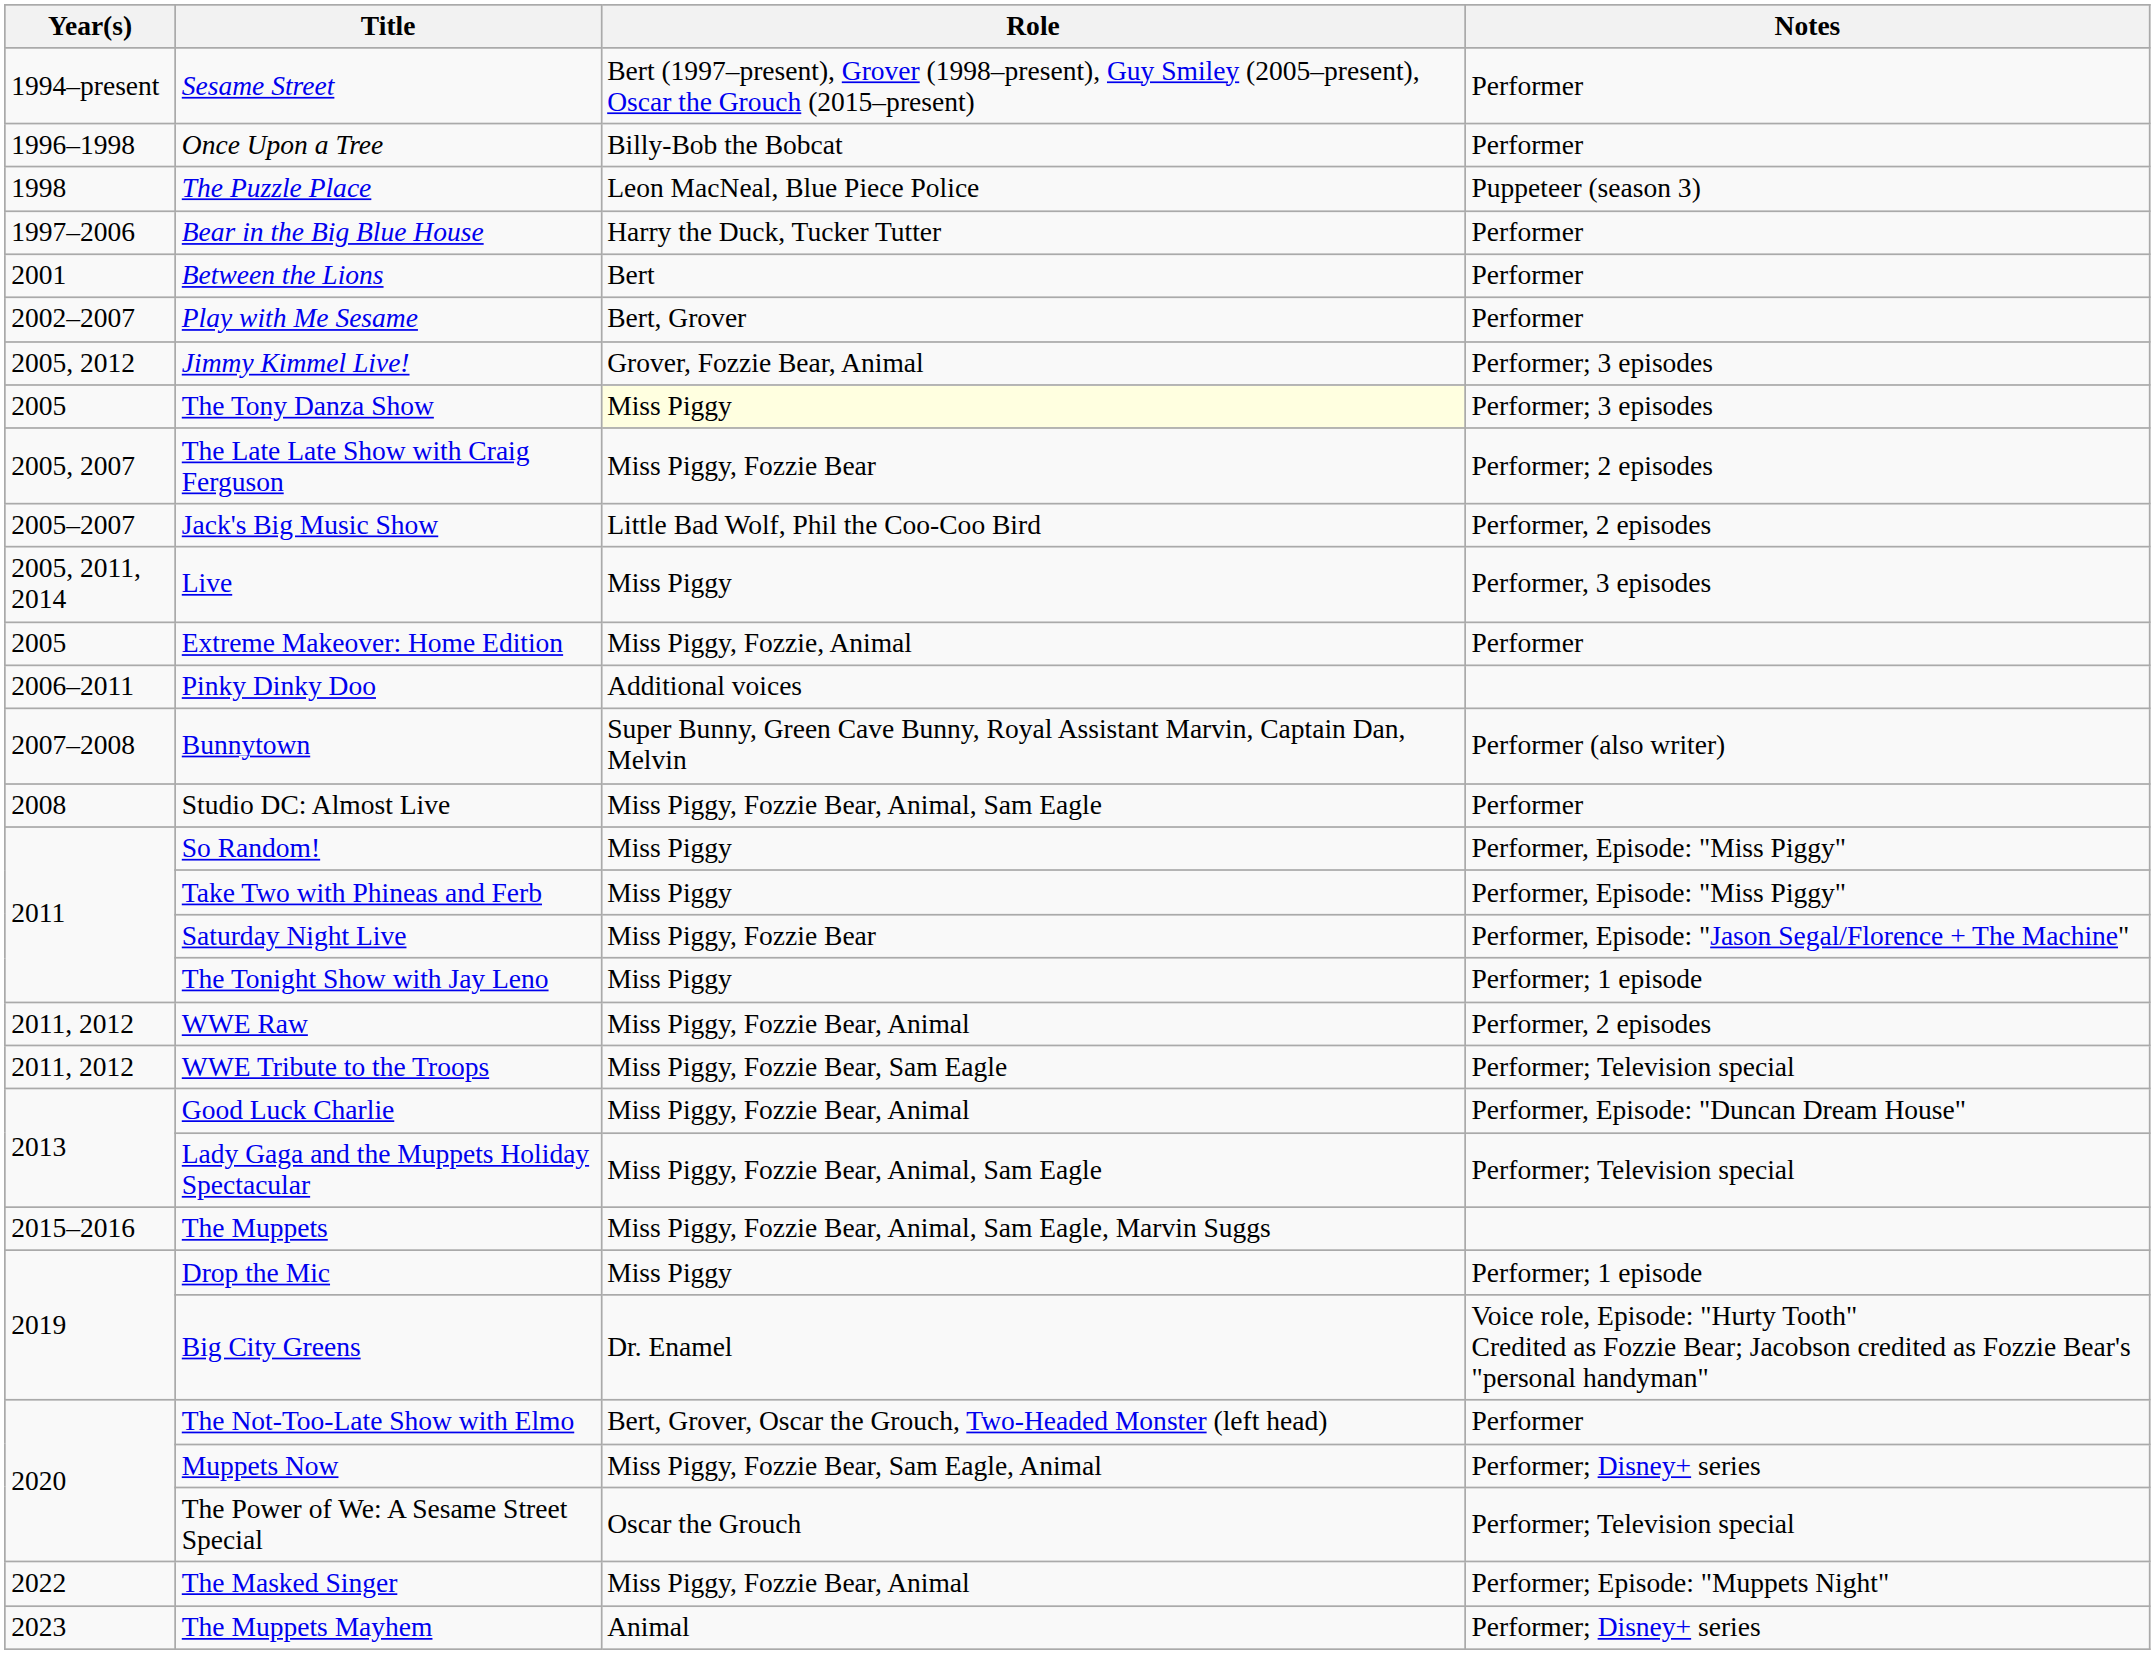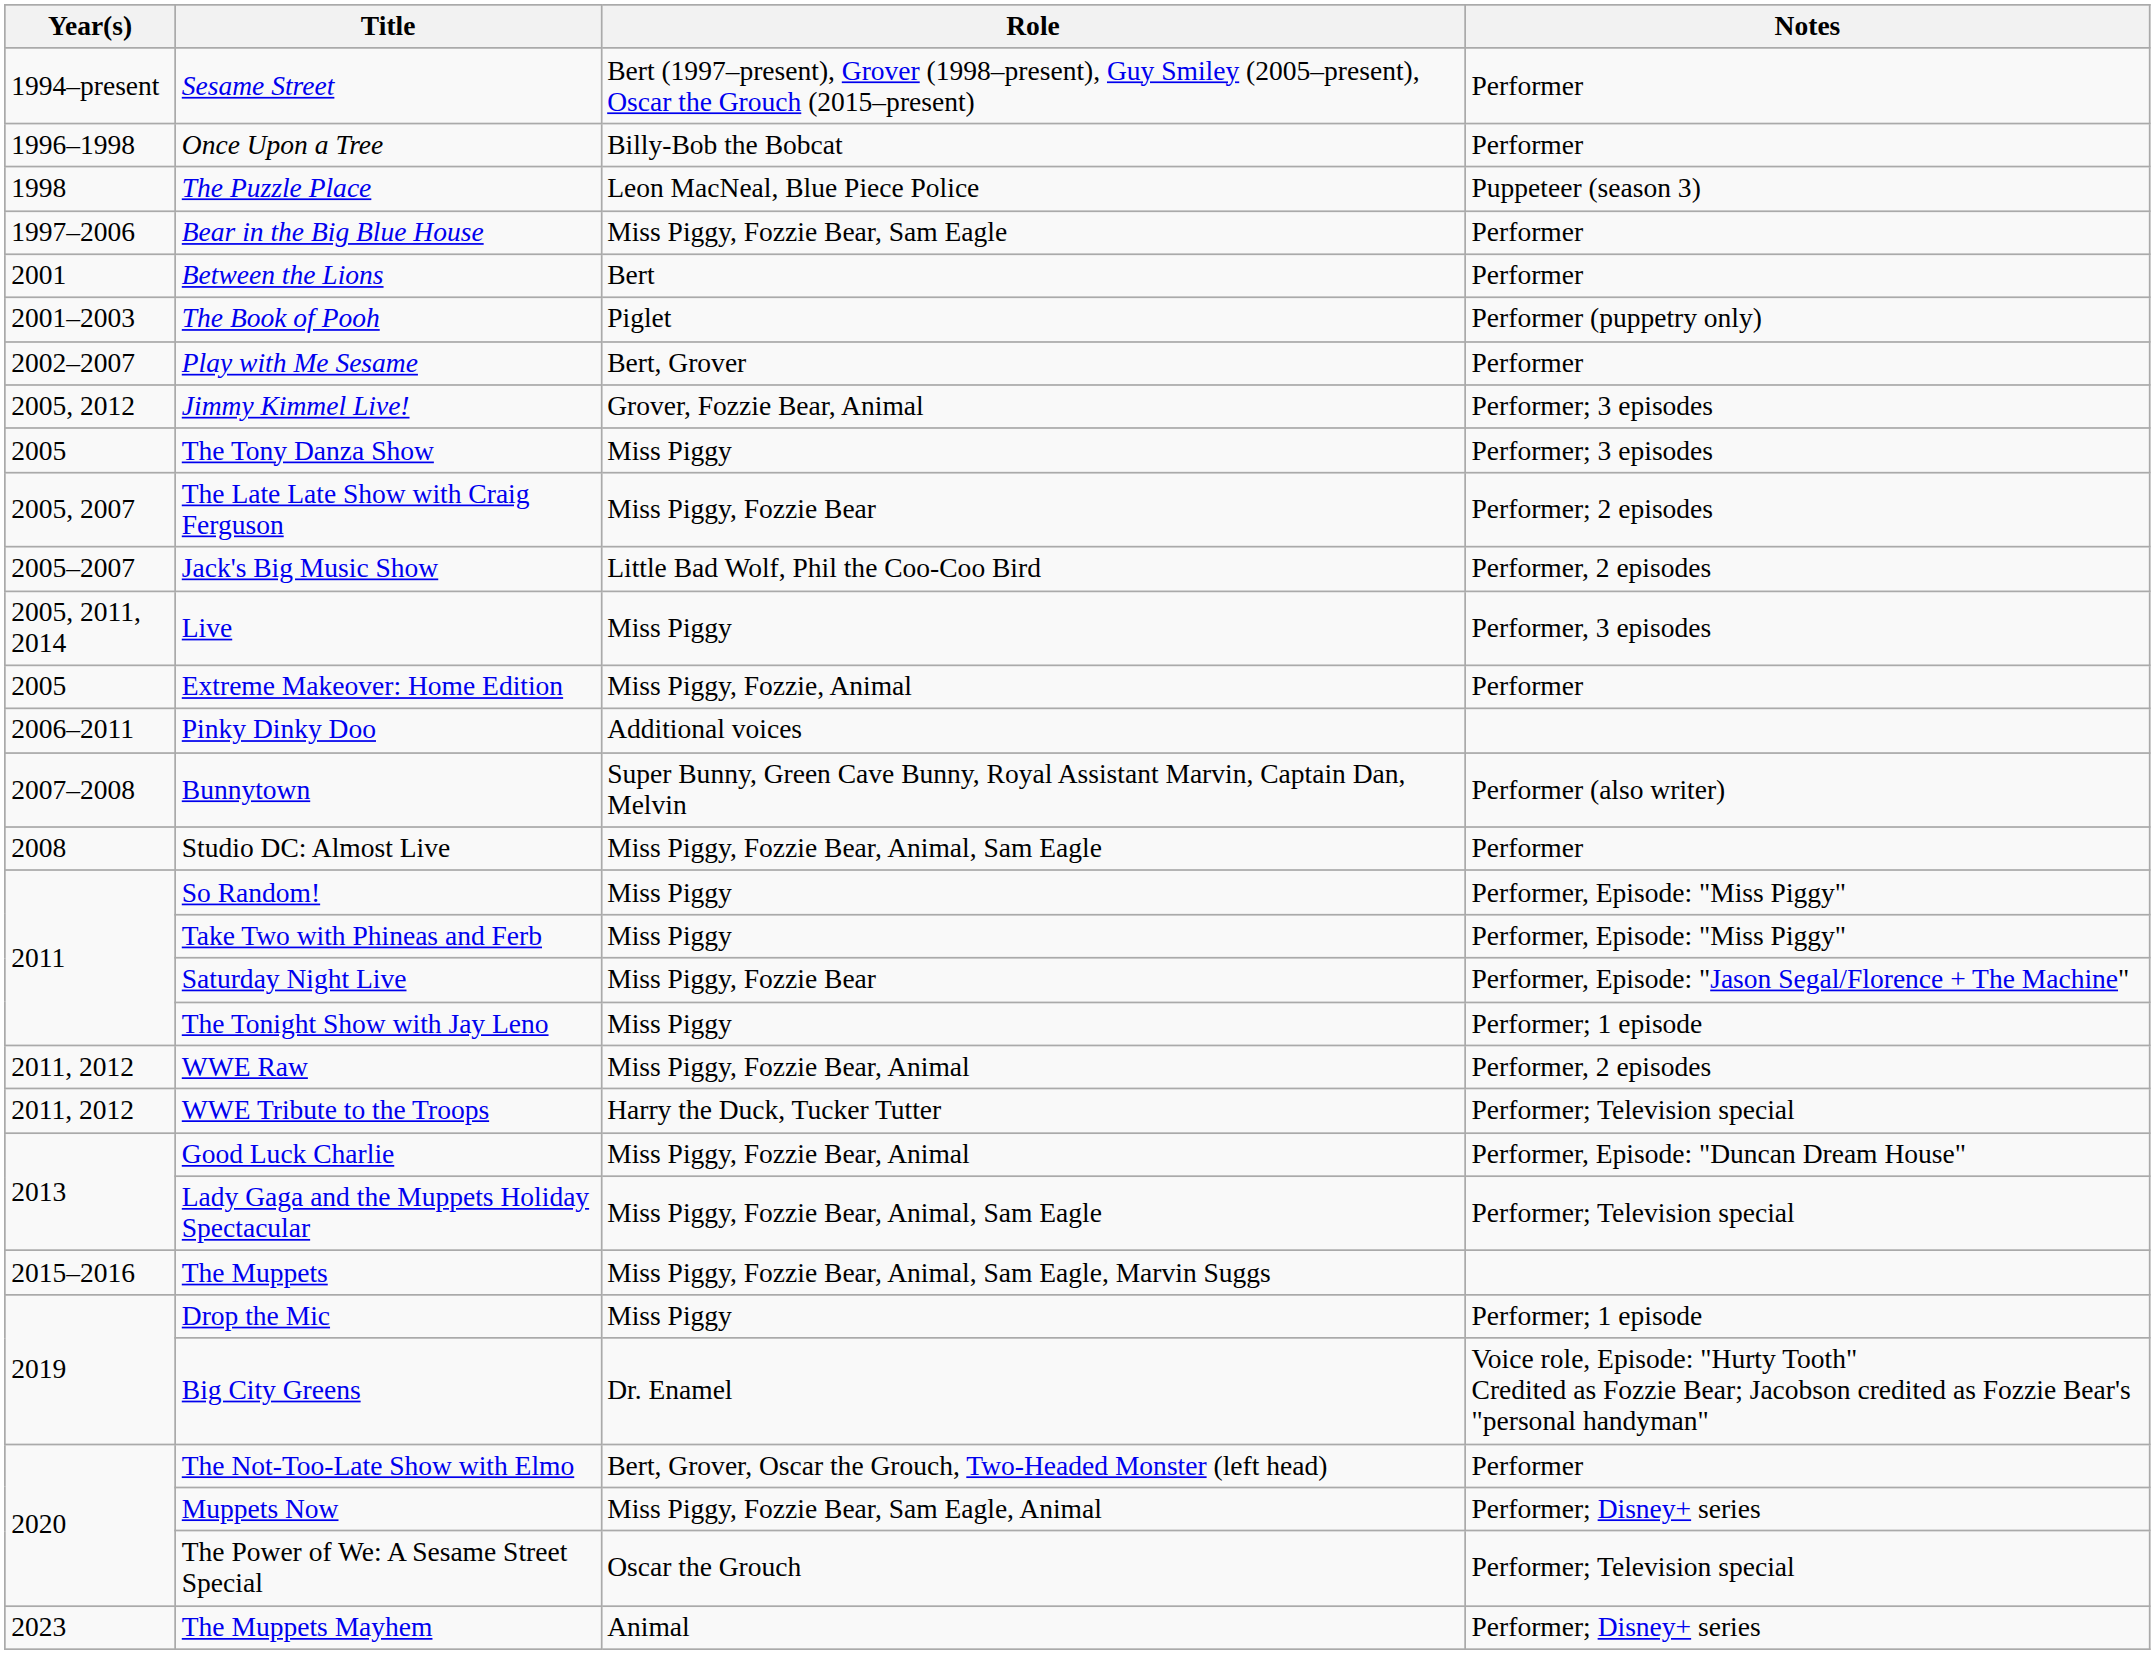(774, 231) Harry the Duck, Tucker Tutter -> (807, 231) Miss Piggy, Fozzie Bear, Sam Eagle
+ row: (281, 319)
(670, 406) lightyellow background -> (670, 450) no background
(807, 1066) Miss Piggy, Fozzie Bear, Sam Eagle -> (774, 1110) Harry the Duck, Tucker Tutter
- row: (290, 1583)
